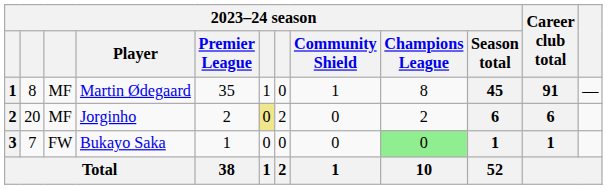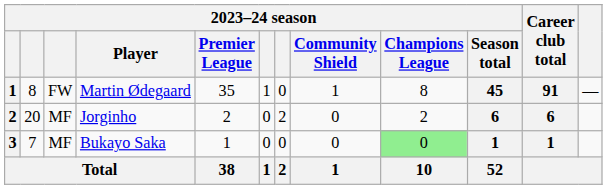(60, 89) MF -> (60, 89) FW
(267, 116) khaki background -> (267, 116) no background
(60, 143) FW -> (60, 143) MF
